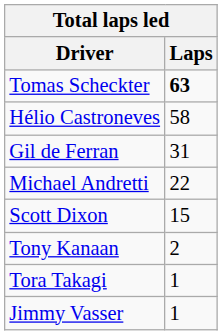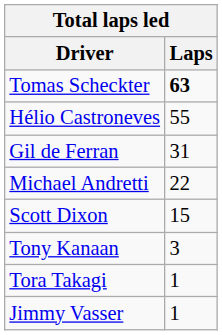(180, 118) 58 -> (180, 118) 55
(175, 248) 2 -> (175, 248) 3
